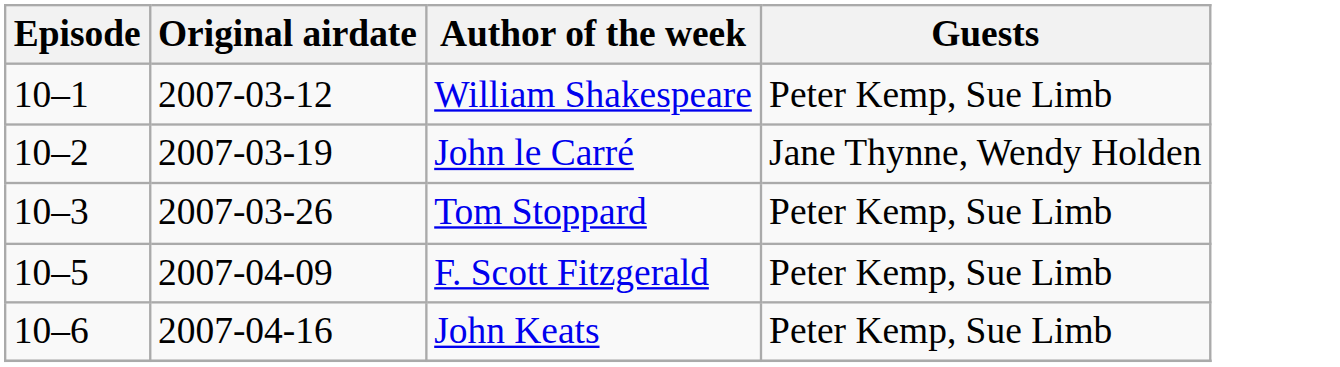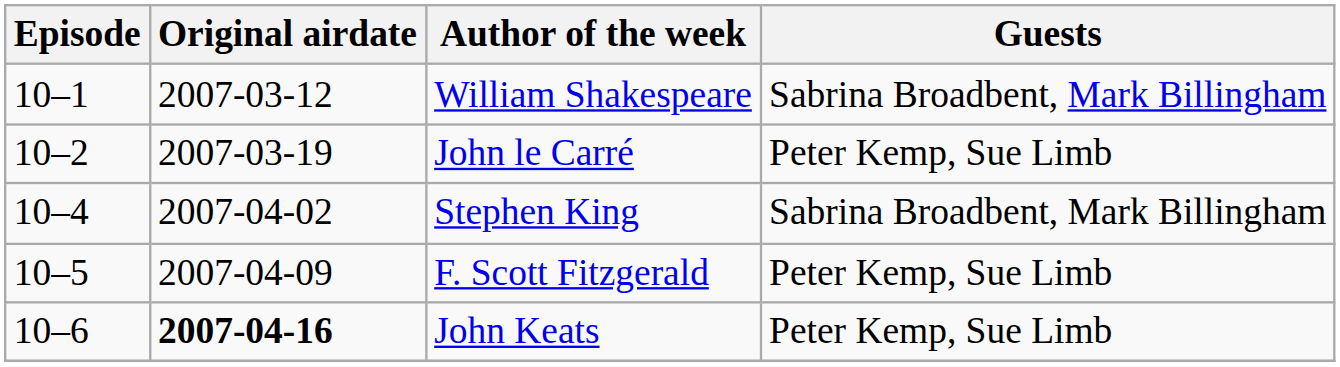(941, 93) Peter Kemp, Sue Limb -> (1048, 93) Sabrina Broadbent, Mark Billingham
(985, 152) Jane Thynne, Wendy Holden -> (941, 152) Peter Kemp, Sue Limb
- row: (541, 212)
+ row: (537, 212)
(245, 331) normal -> (245, 331) bold
